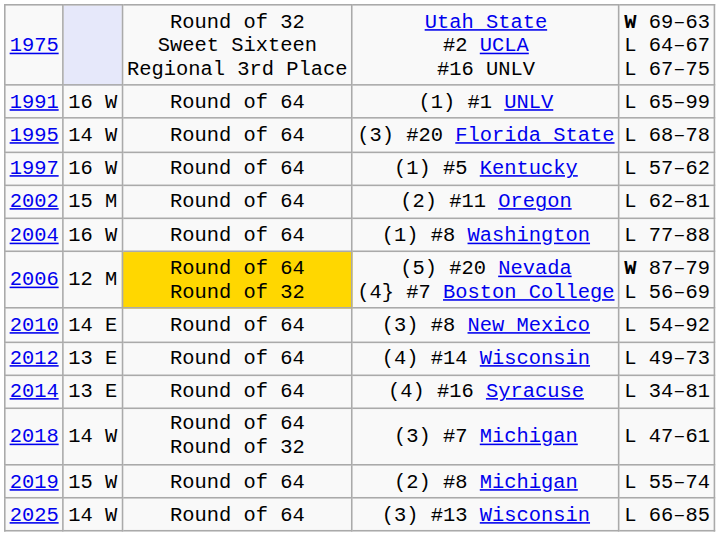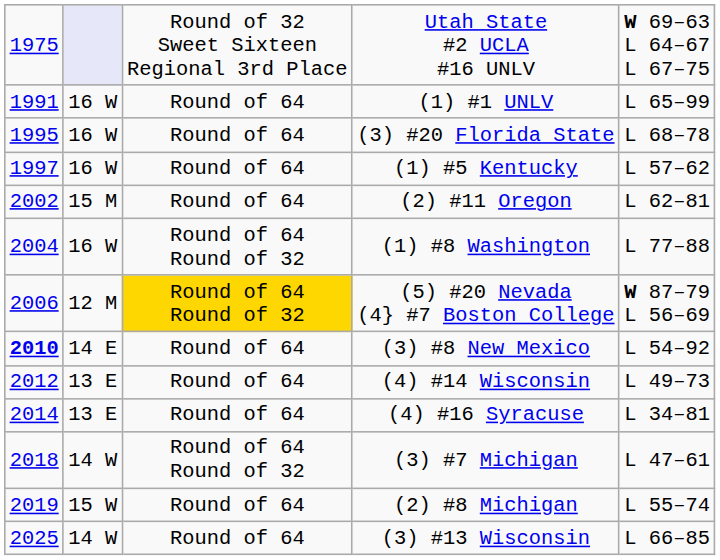(93, 135) 14 W -> (93, 135) 16 W
(237, 235) Round of 64 -> (237, 247) Round of 64 Round of 32
(34, 325) normal -> (34, 348) bold
